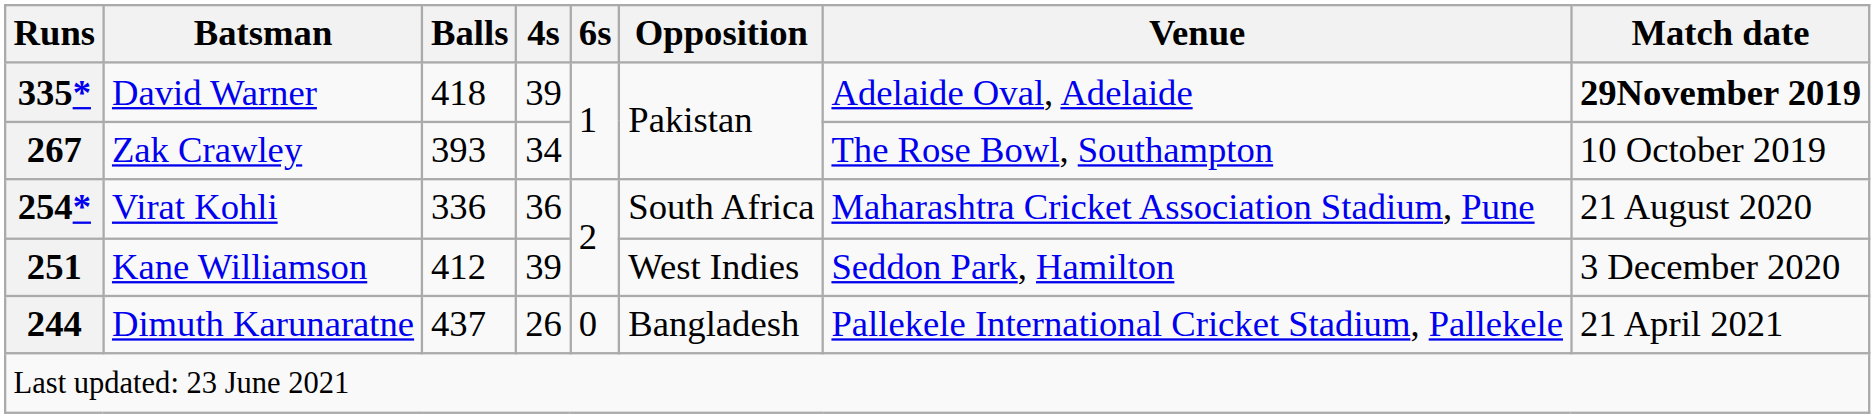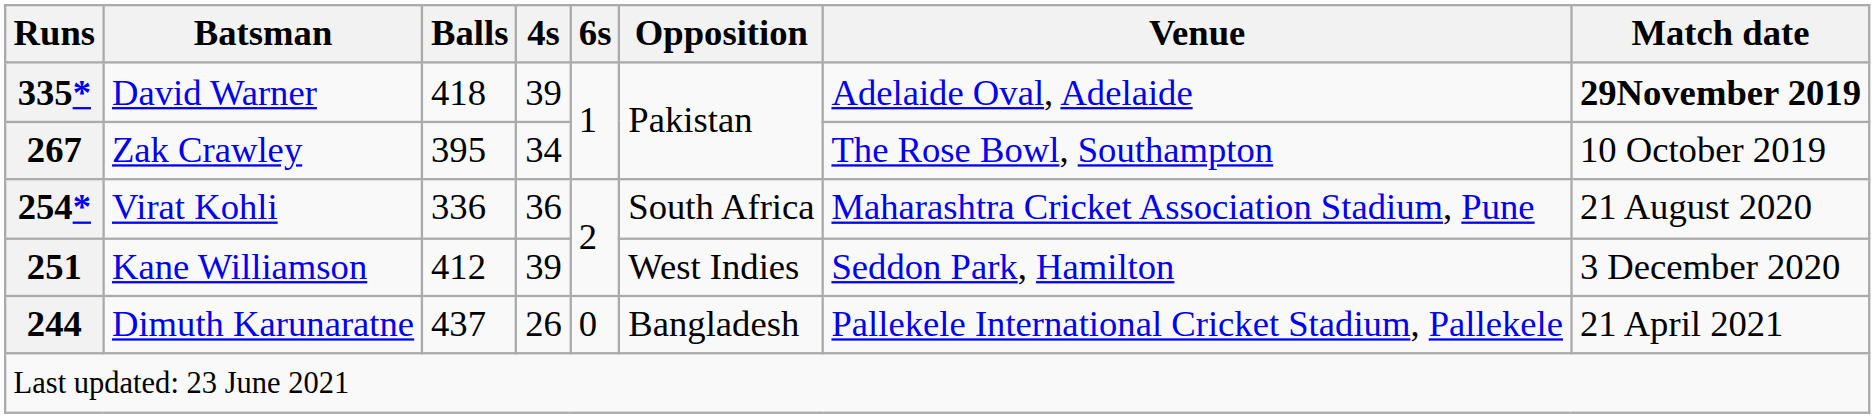(458, 149) 393 -> (458, 149) 395
